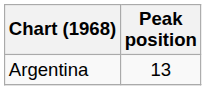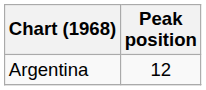(161, 69) 13 -> (161, 69) 12
